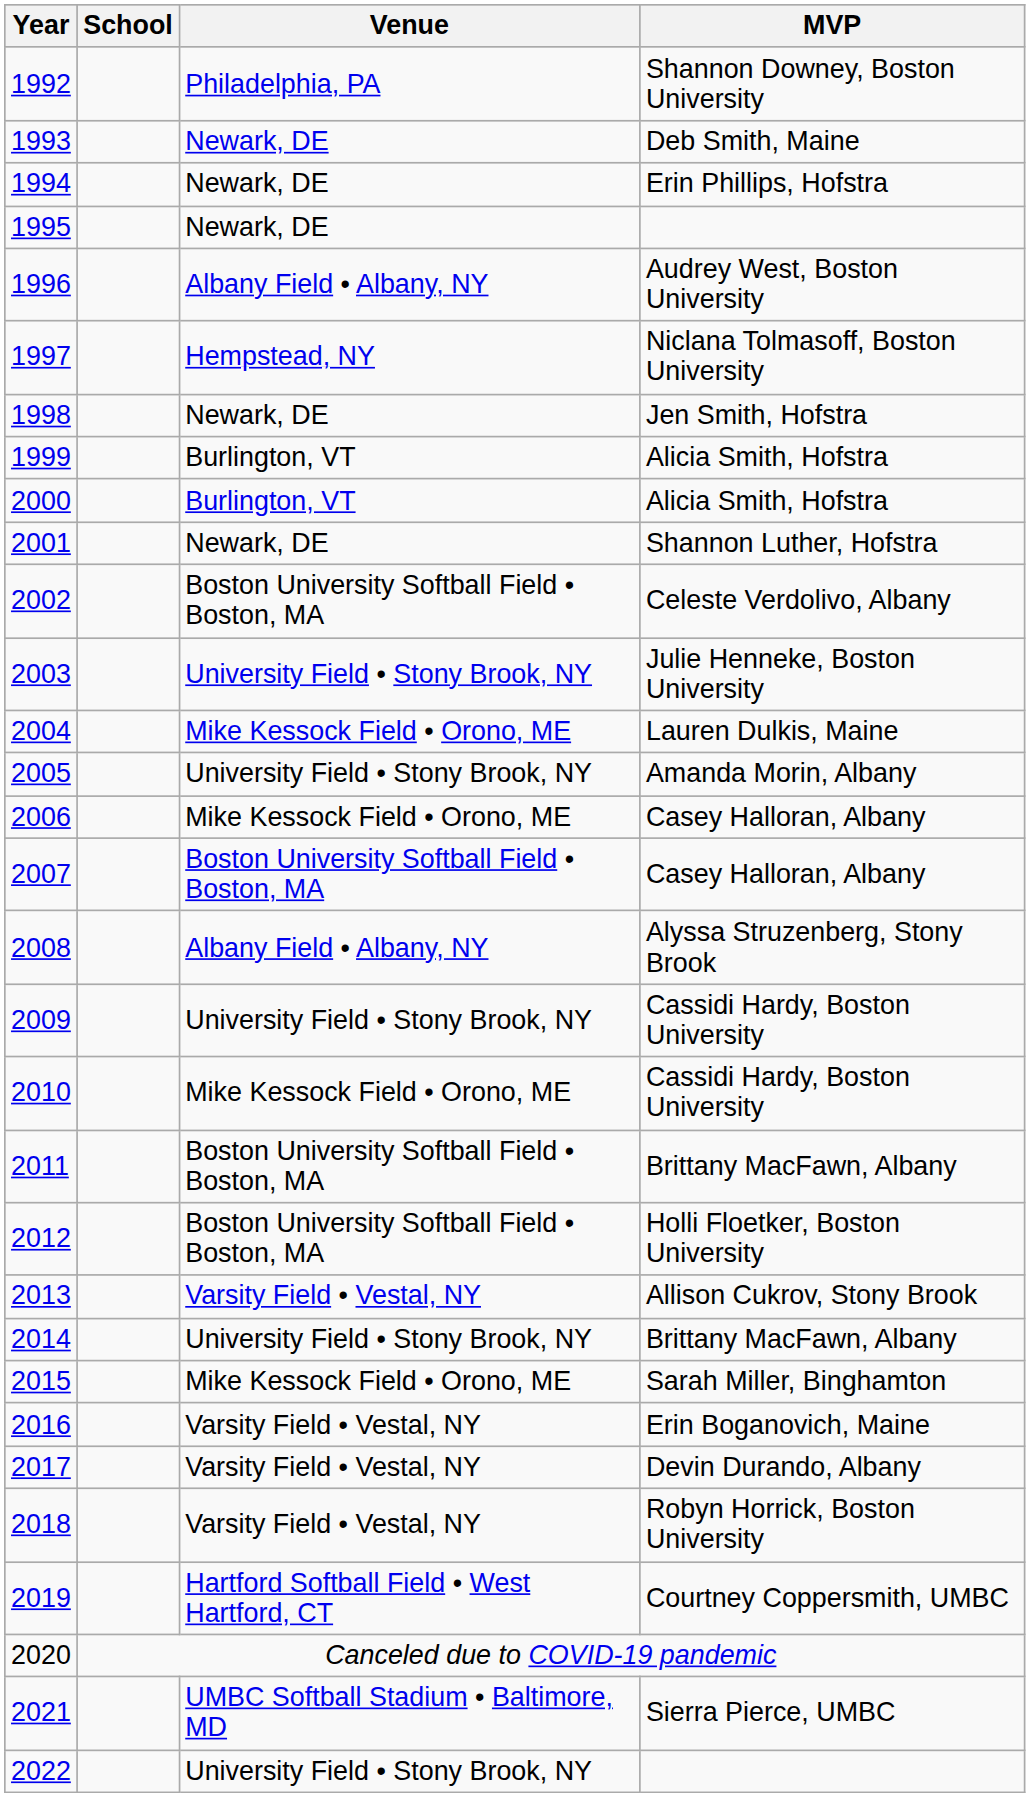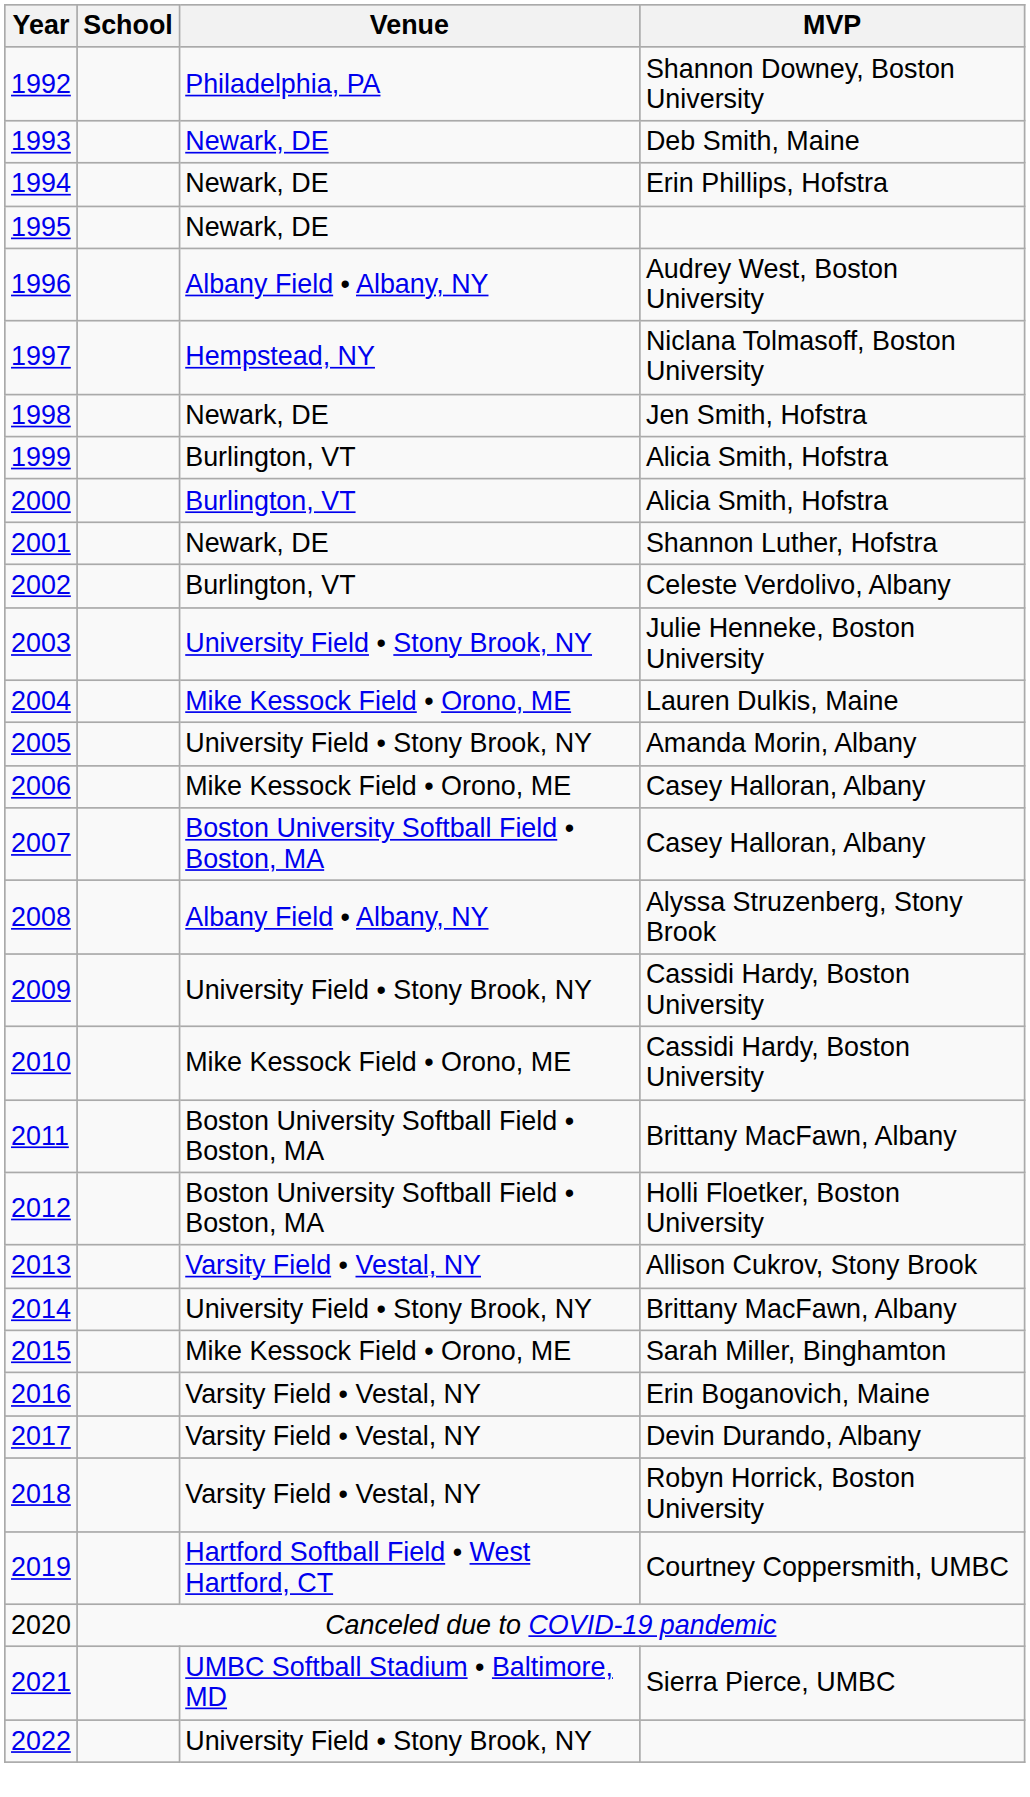(380, 600) Boston University Softball Field • Boston, MA -> (270, 585) Burlington, VT
